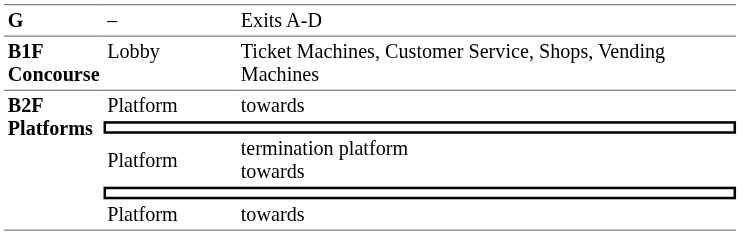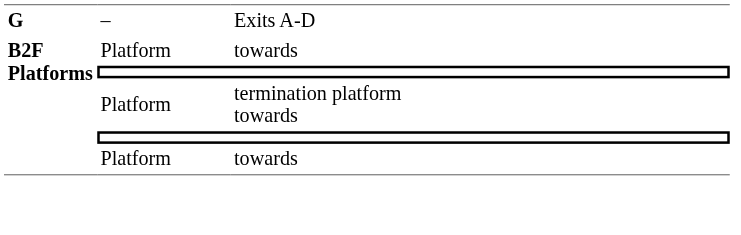- row: (134, 51)
